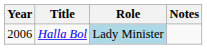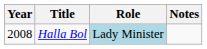(20, 34) 2006 -> (20, 34) 2008
